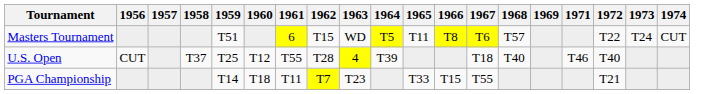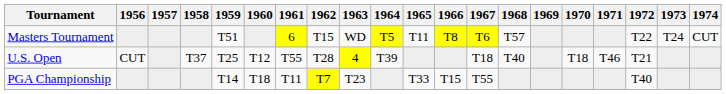+ column: (578, 15)
(610, 57) T40 -> (642, 57) T21
(610, 79) T21 -> (642, 79) T40
